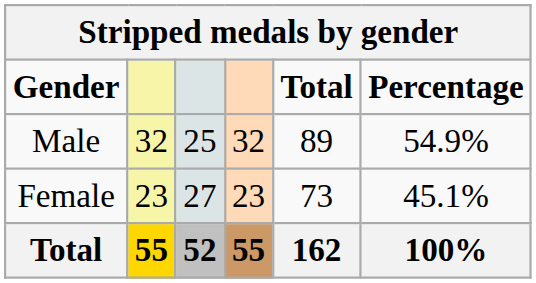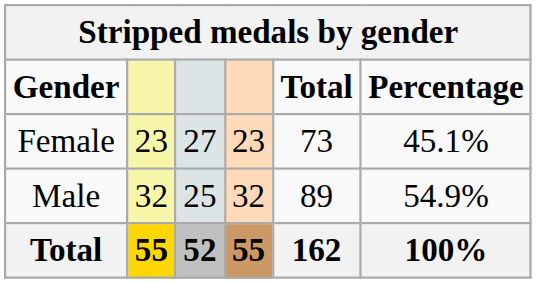rows swapped: (66, 141) <-> (66, 195)
